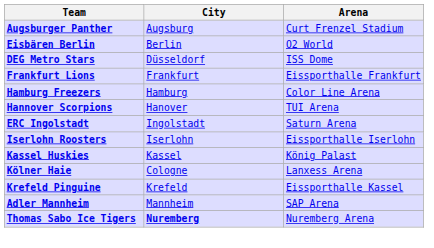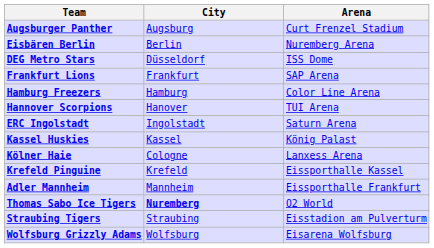(309, 44) O2 World -> (330, 44) Nuremberg Arena
(353, 76) Eissporthalle Frankfurt -> (312, 76) SAP Arena
- row: (57, 139)
(312, 203) SAP Arena -> (353, 187) Eissporthalle Frankfurt
(330, 219) Nuremberg Arena -> (309, 203) O2 World
+ row: (54, 219)
+ row: (74, 235)
